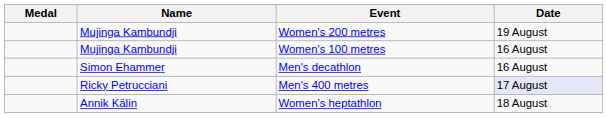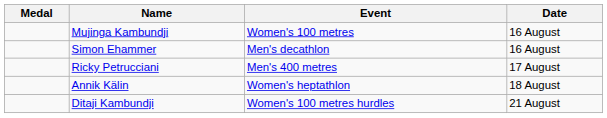- row: (332, 32)
(522, 86) lavender background -> (535, 68) no background
+ row: (321, 104)
